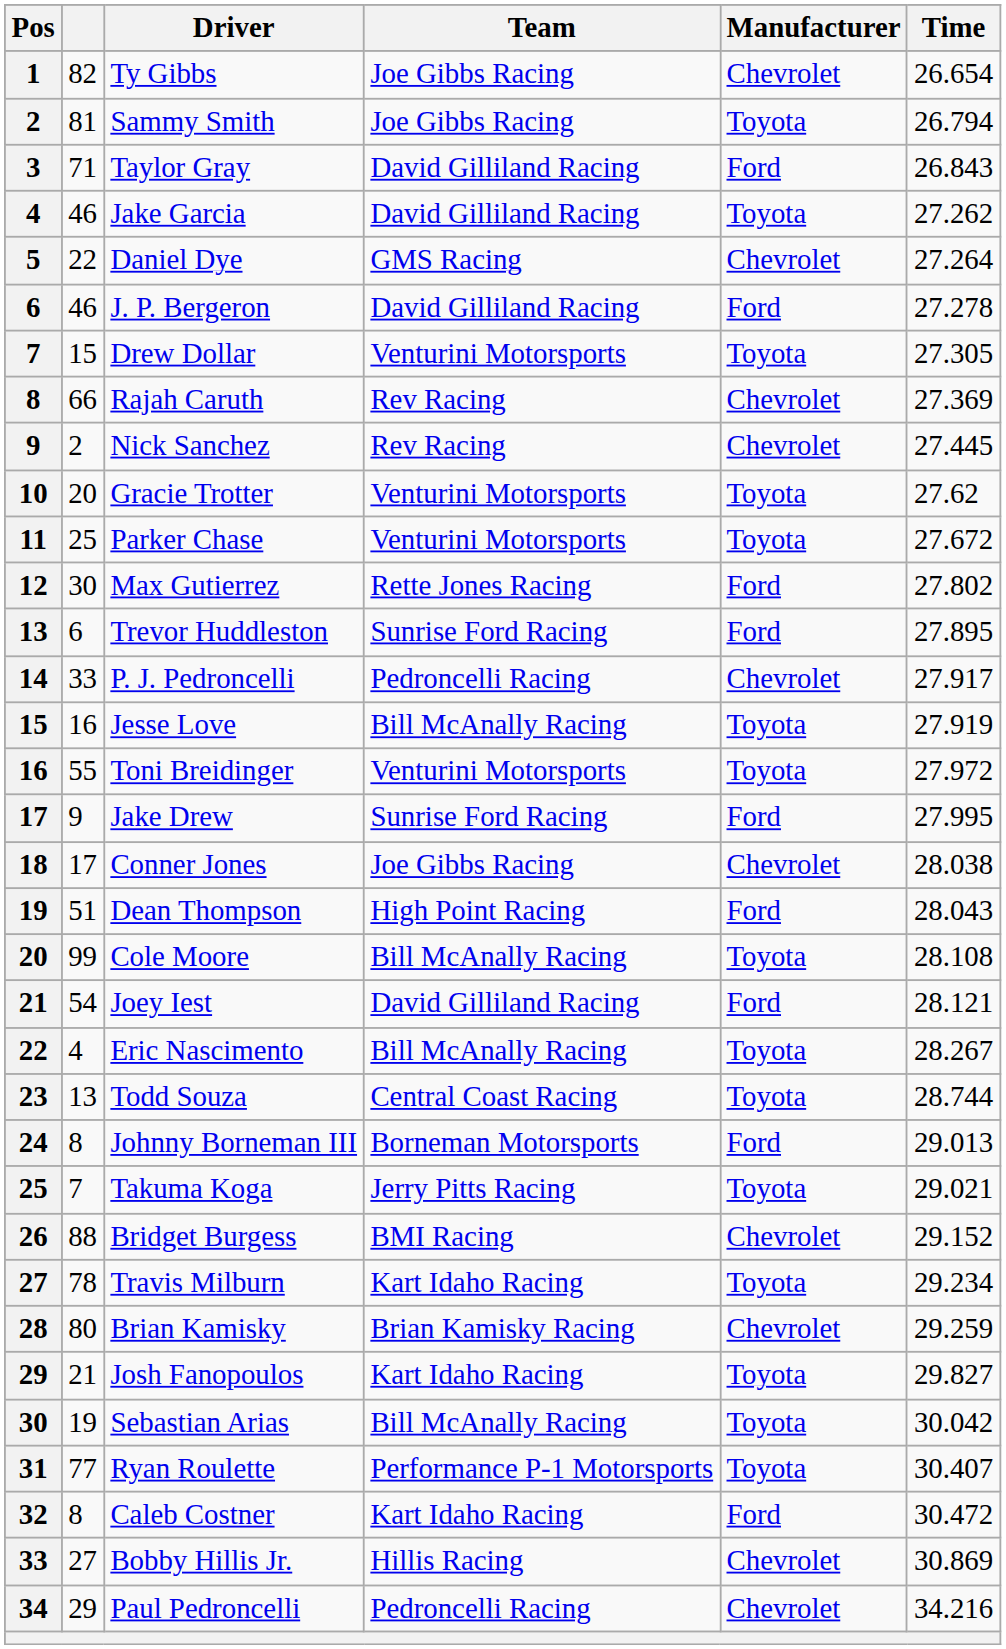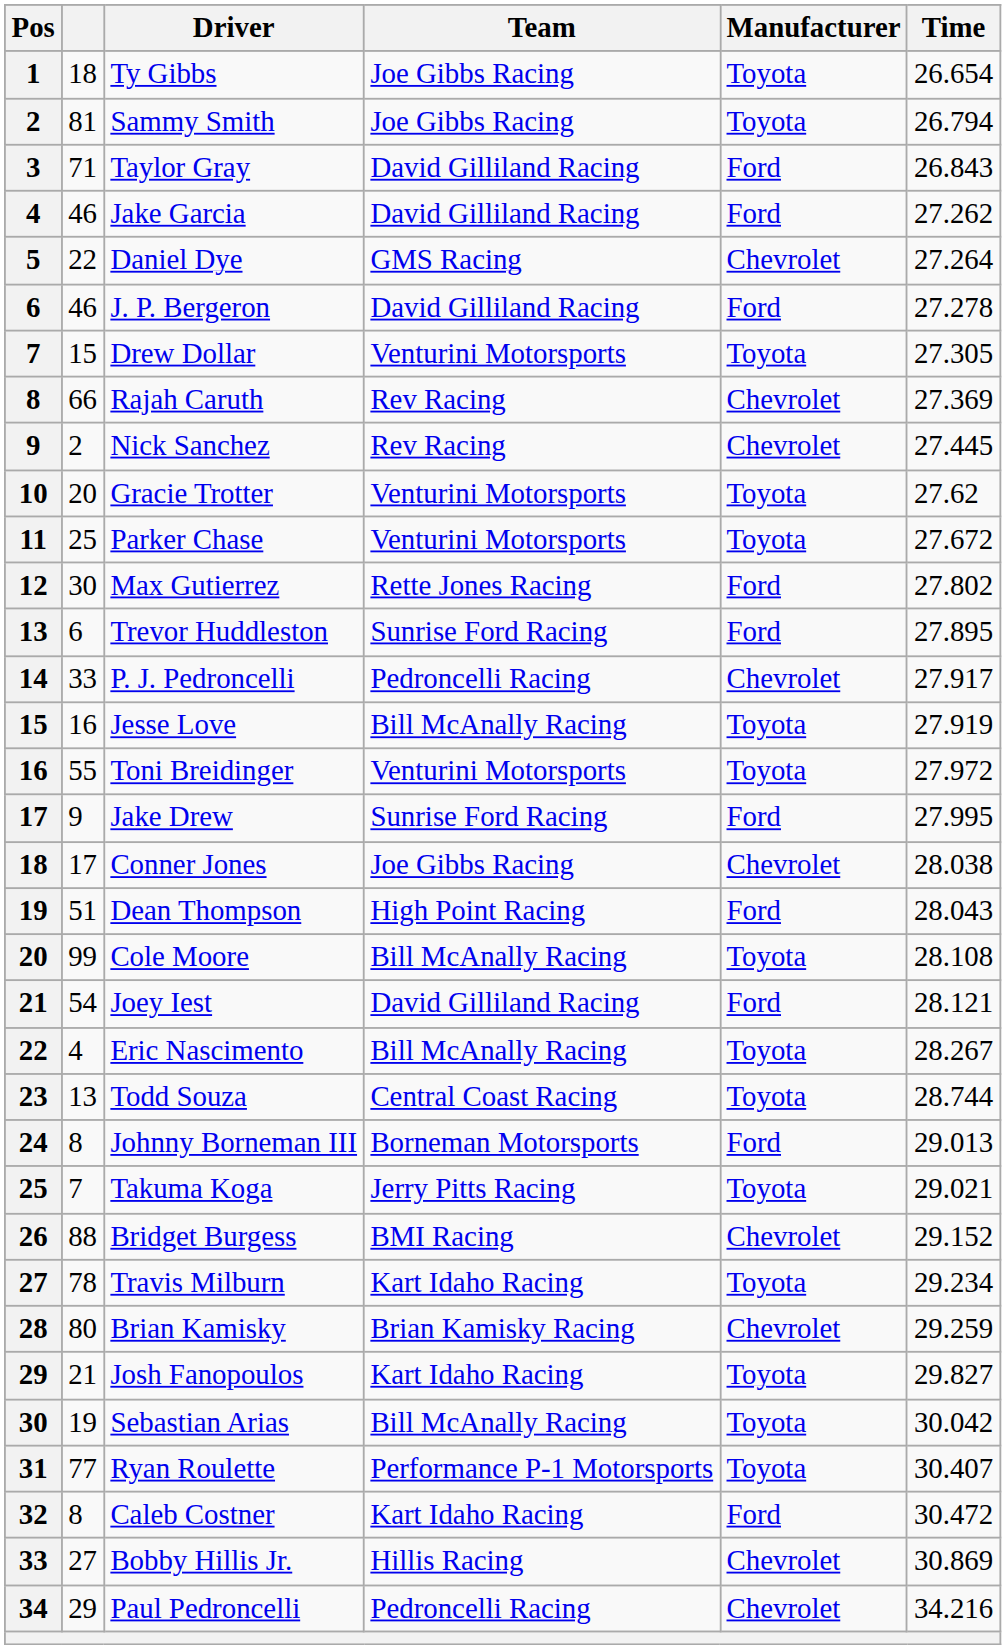(83, 73) 82 -> (83, 73) 18
(783, 73) Chevrolet -> (766, 73) Toyota
(766, 213) Toyota -> (754, 213) Ford
